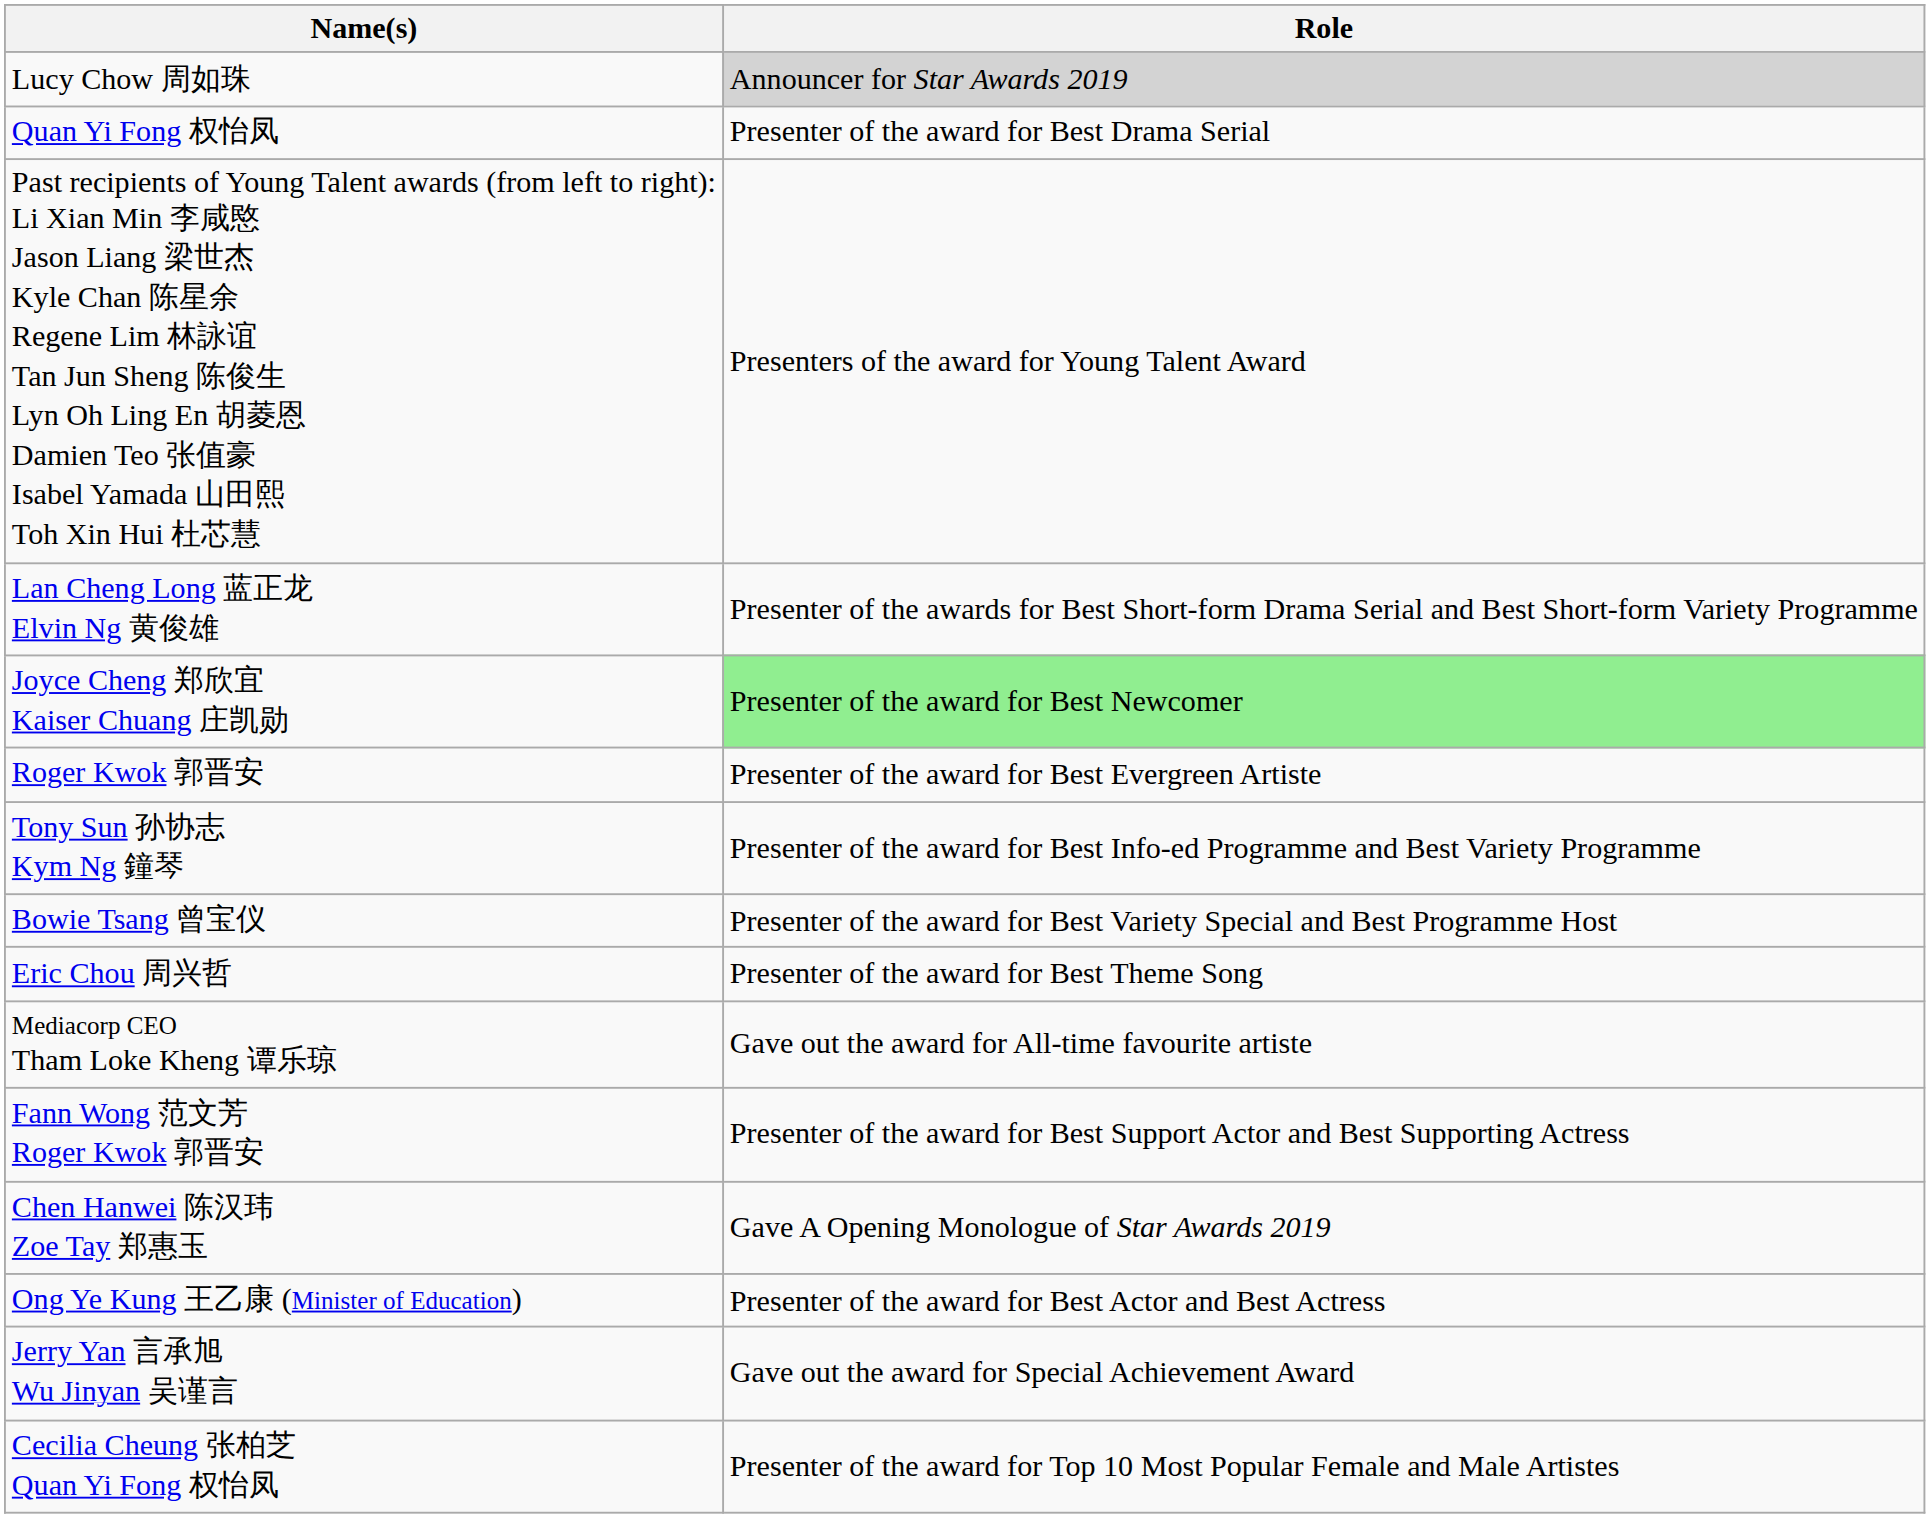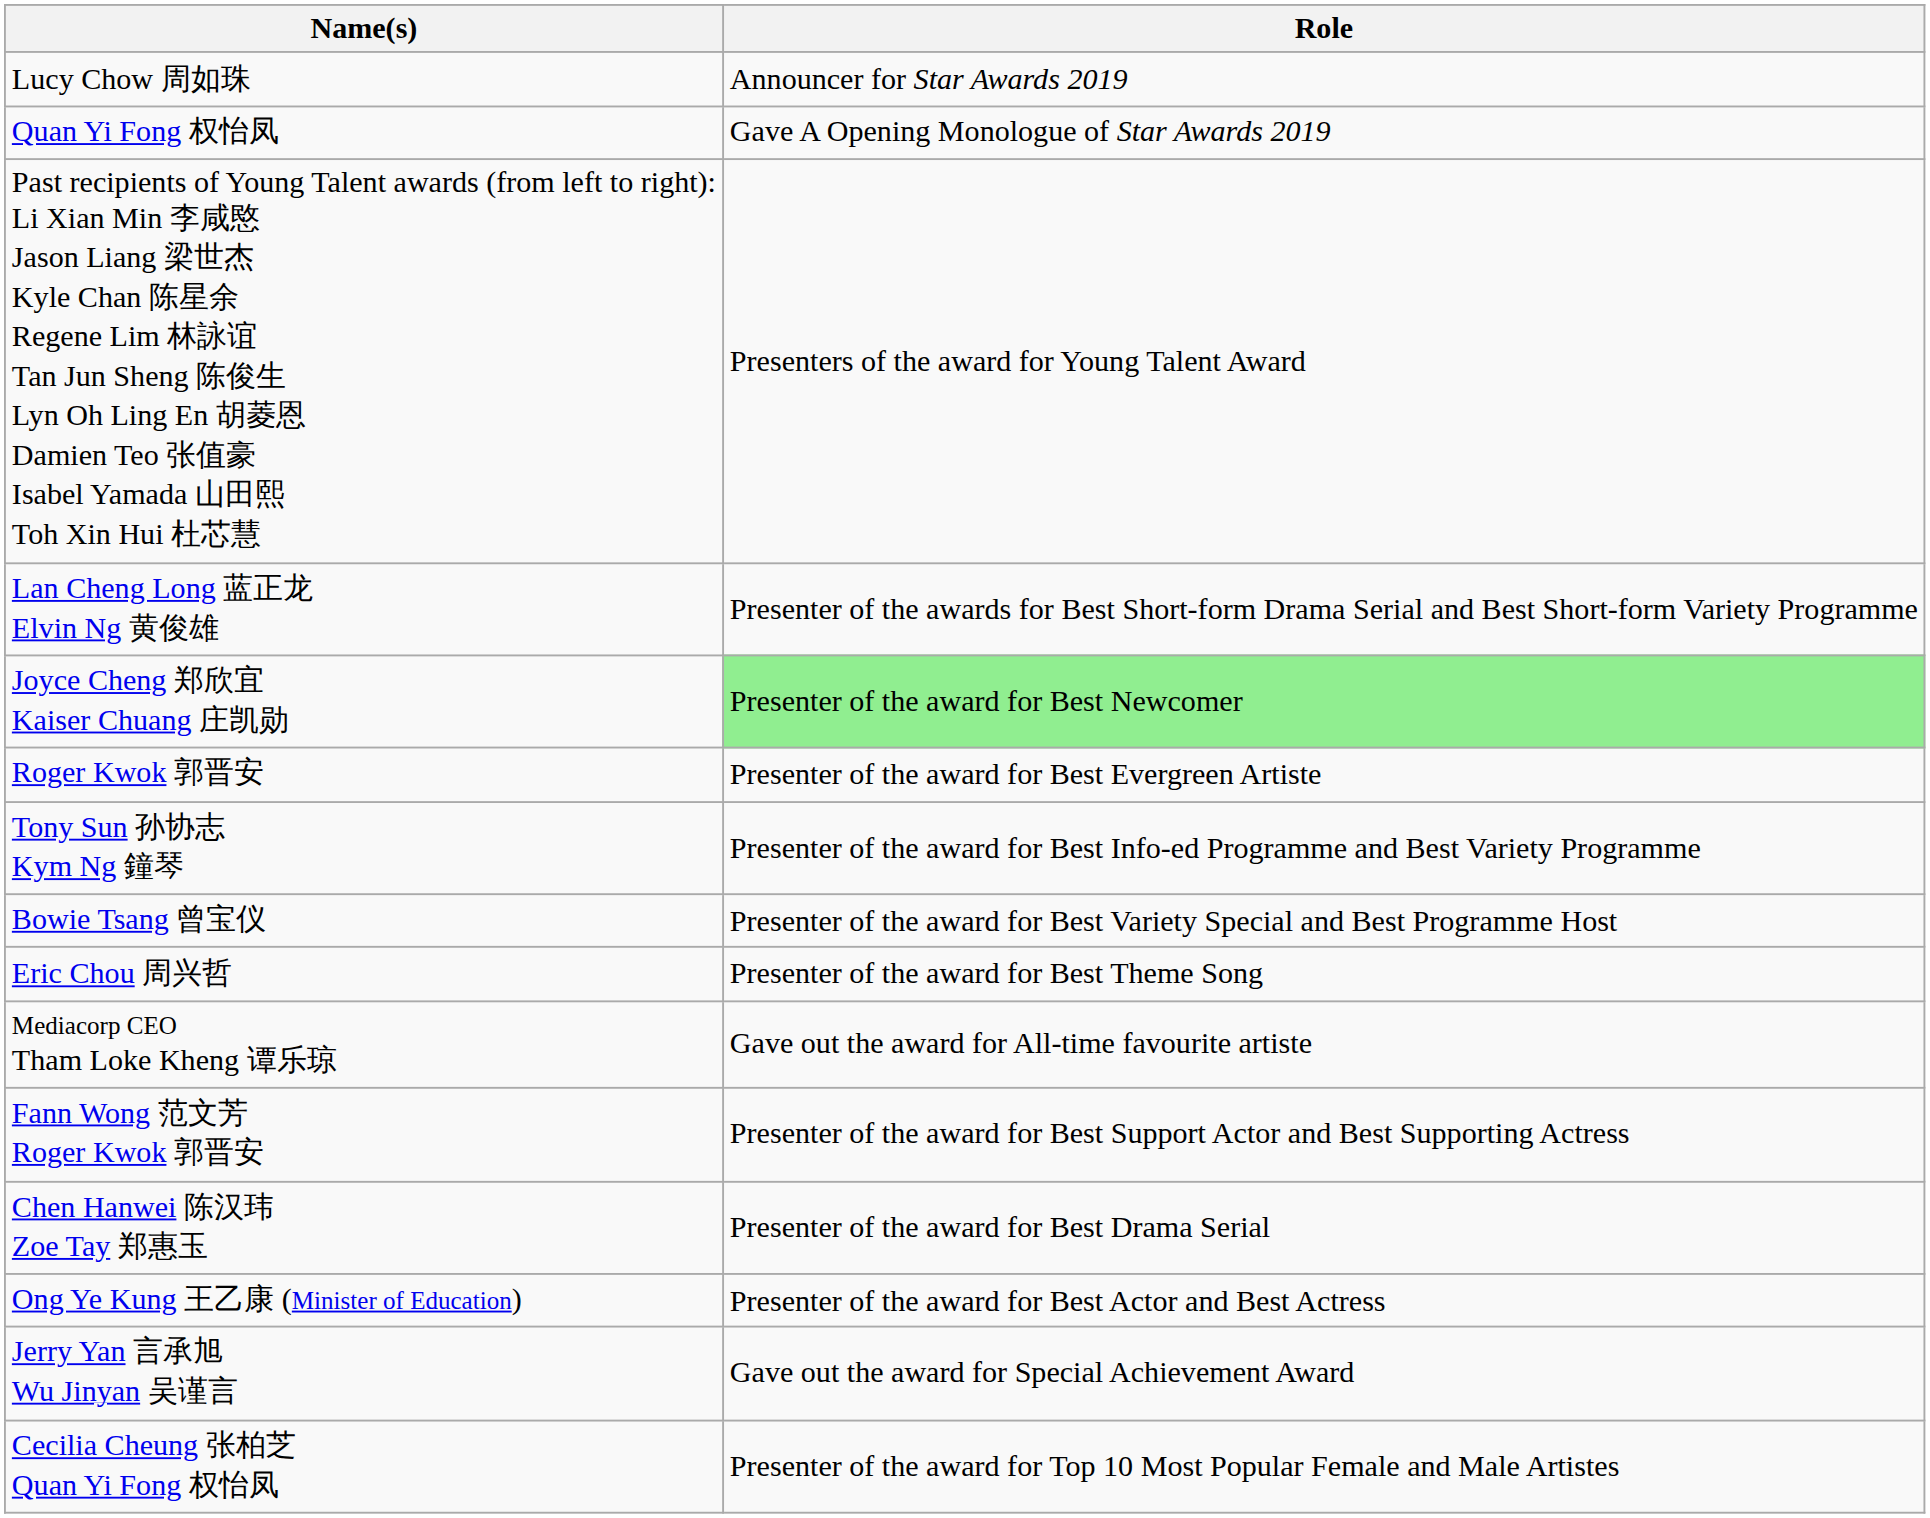(929, 78) lightgrey background -> (929, 78) no background
(1000, 132) Presenter of the award for Best Drama Serial -> (1030, 132) Gave A Opening Monologue of Star Awards 2019
(1030, 1226) Gave A Opening Monologue of Star Awards 2019 -> (1000, 1226) Presenter of the award for Best Drama Serial
